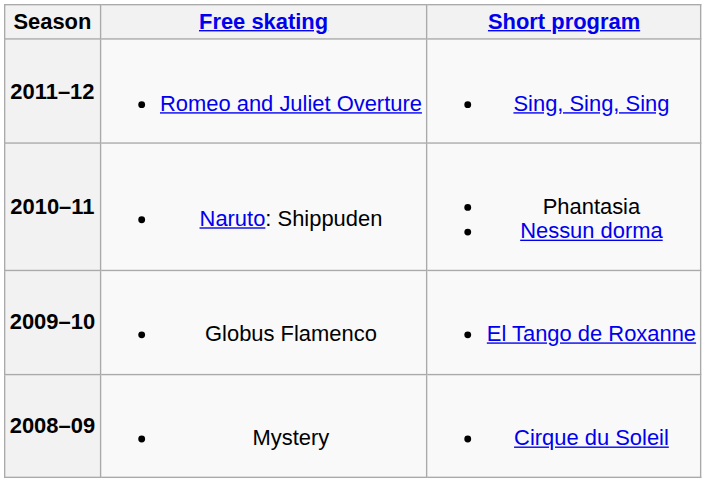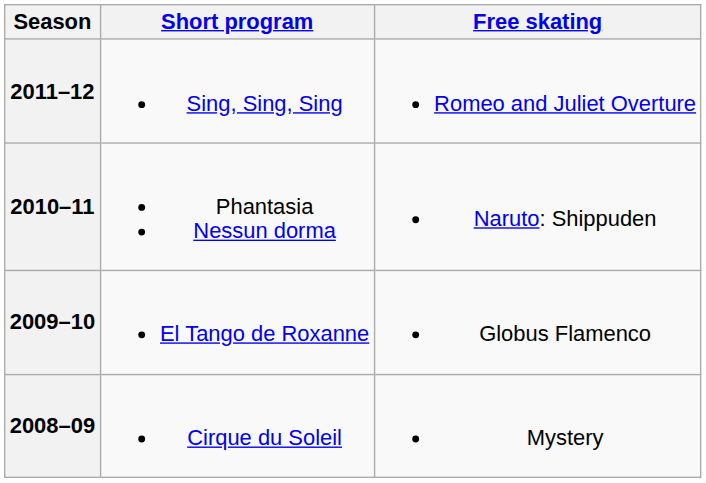columns swapped: (564, 21) <-> (264, 21)
